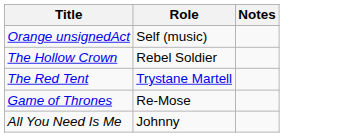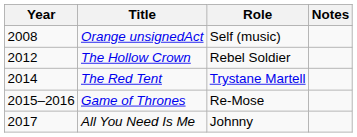+ column: (41, 15)
